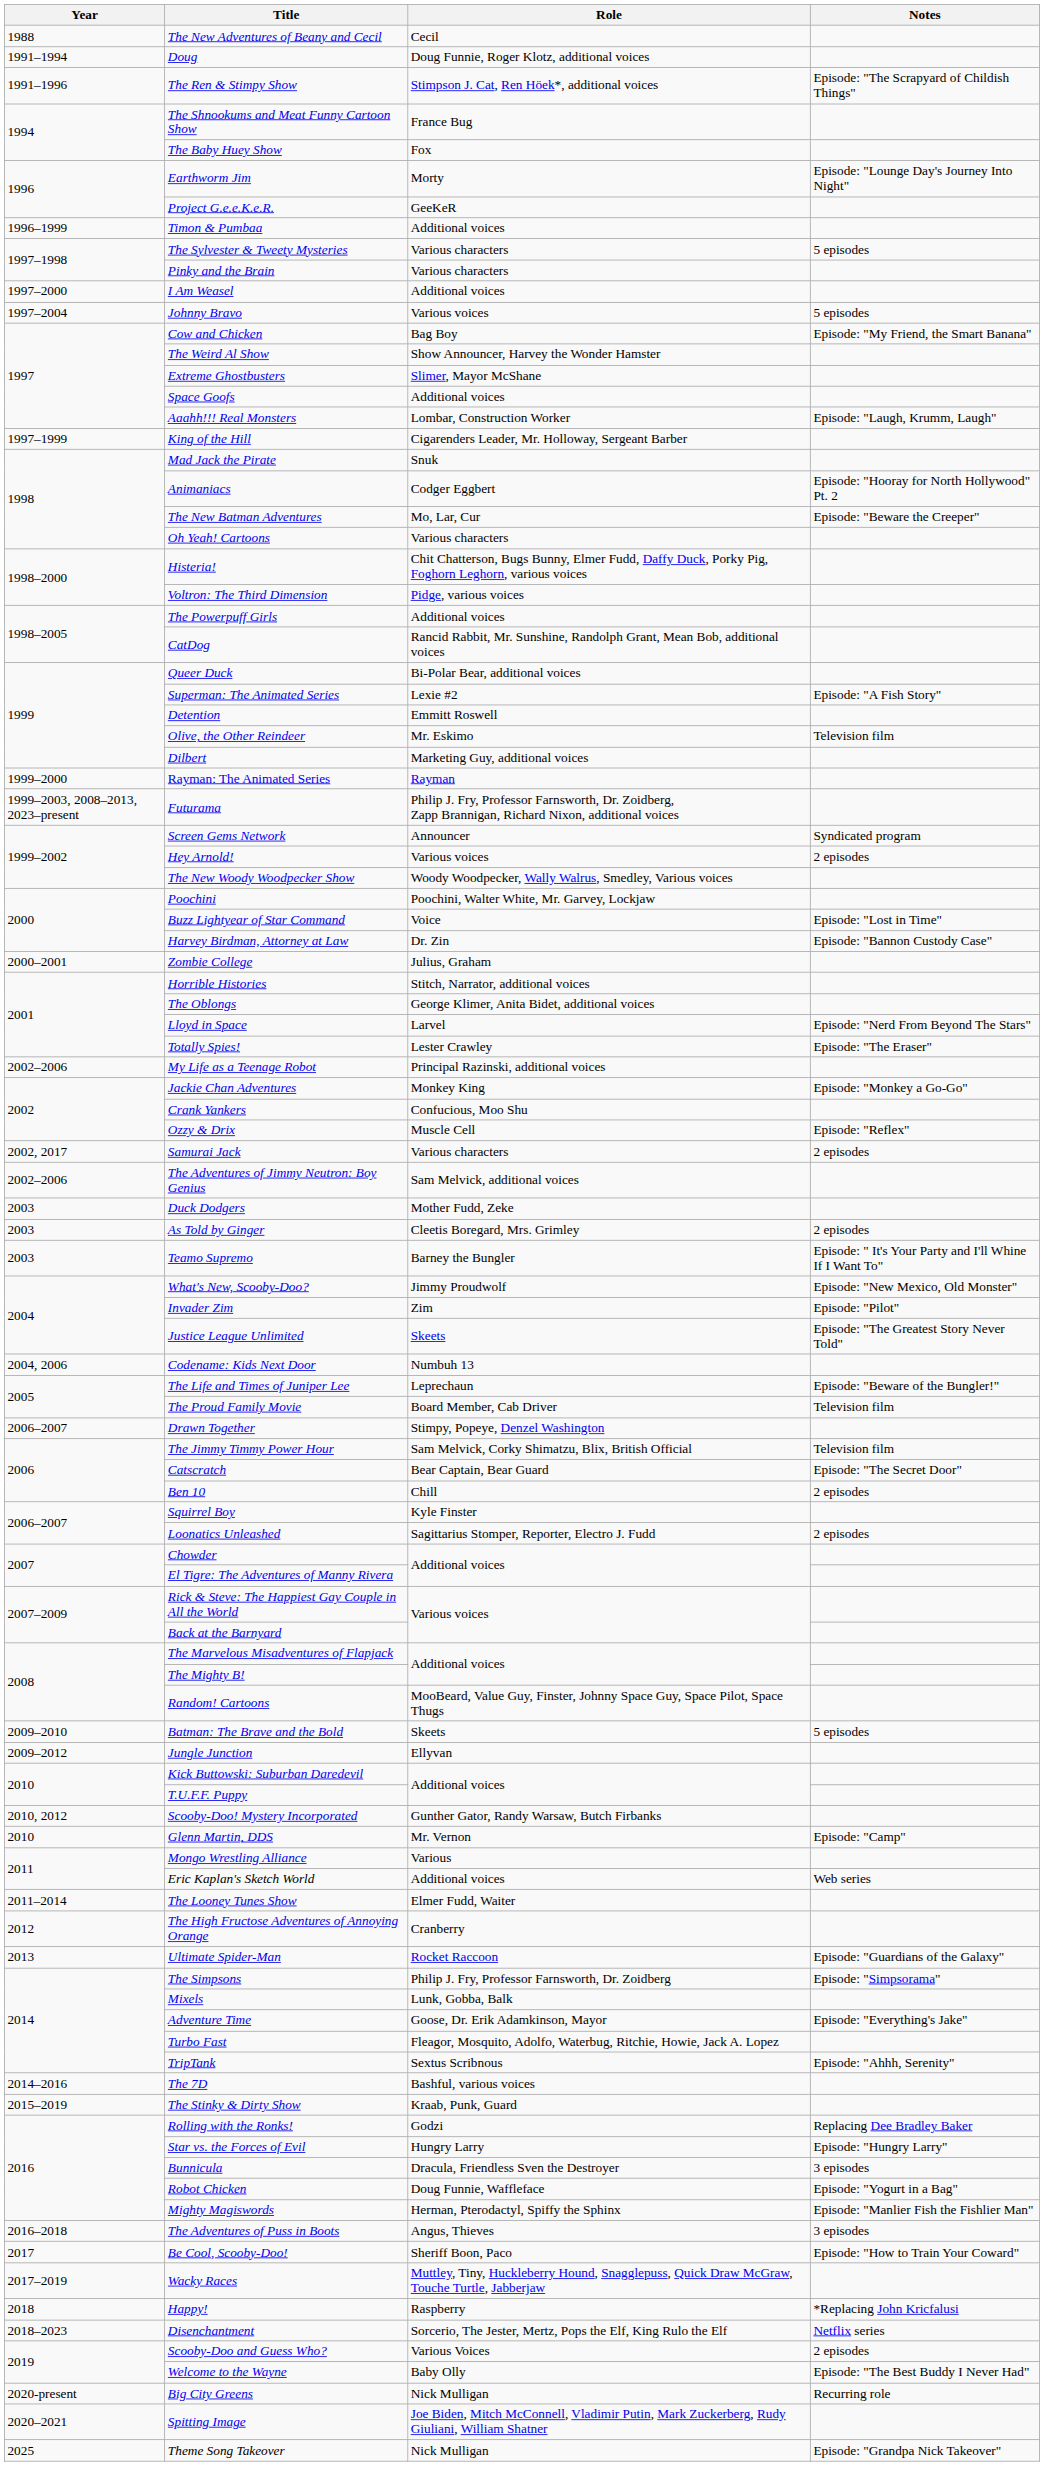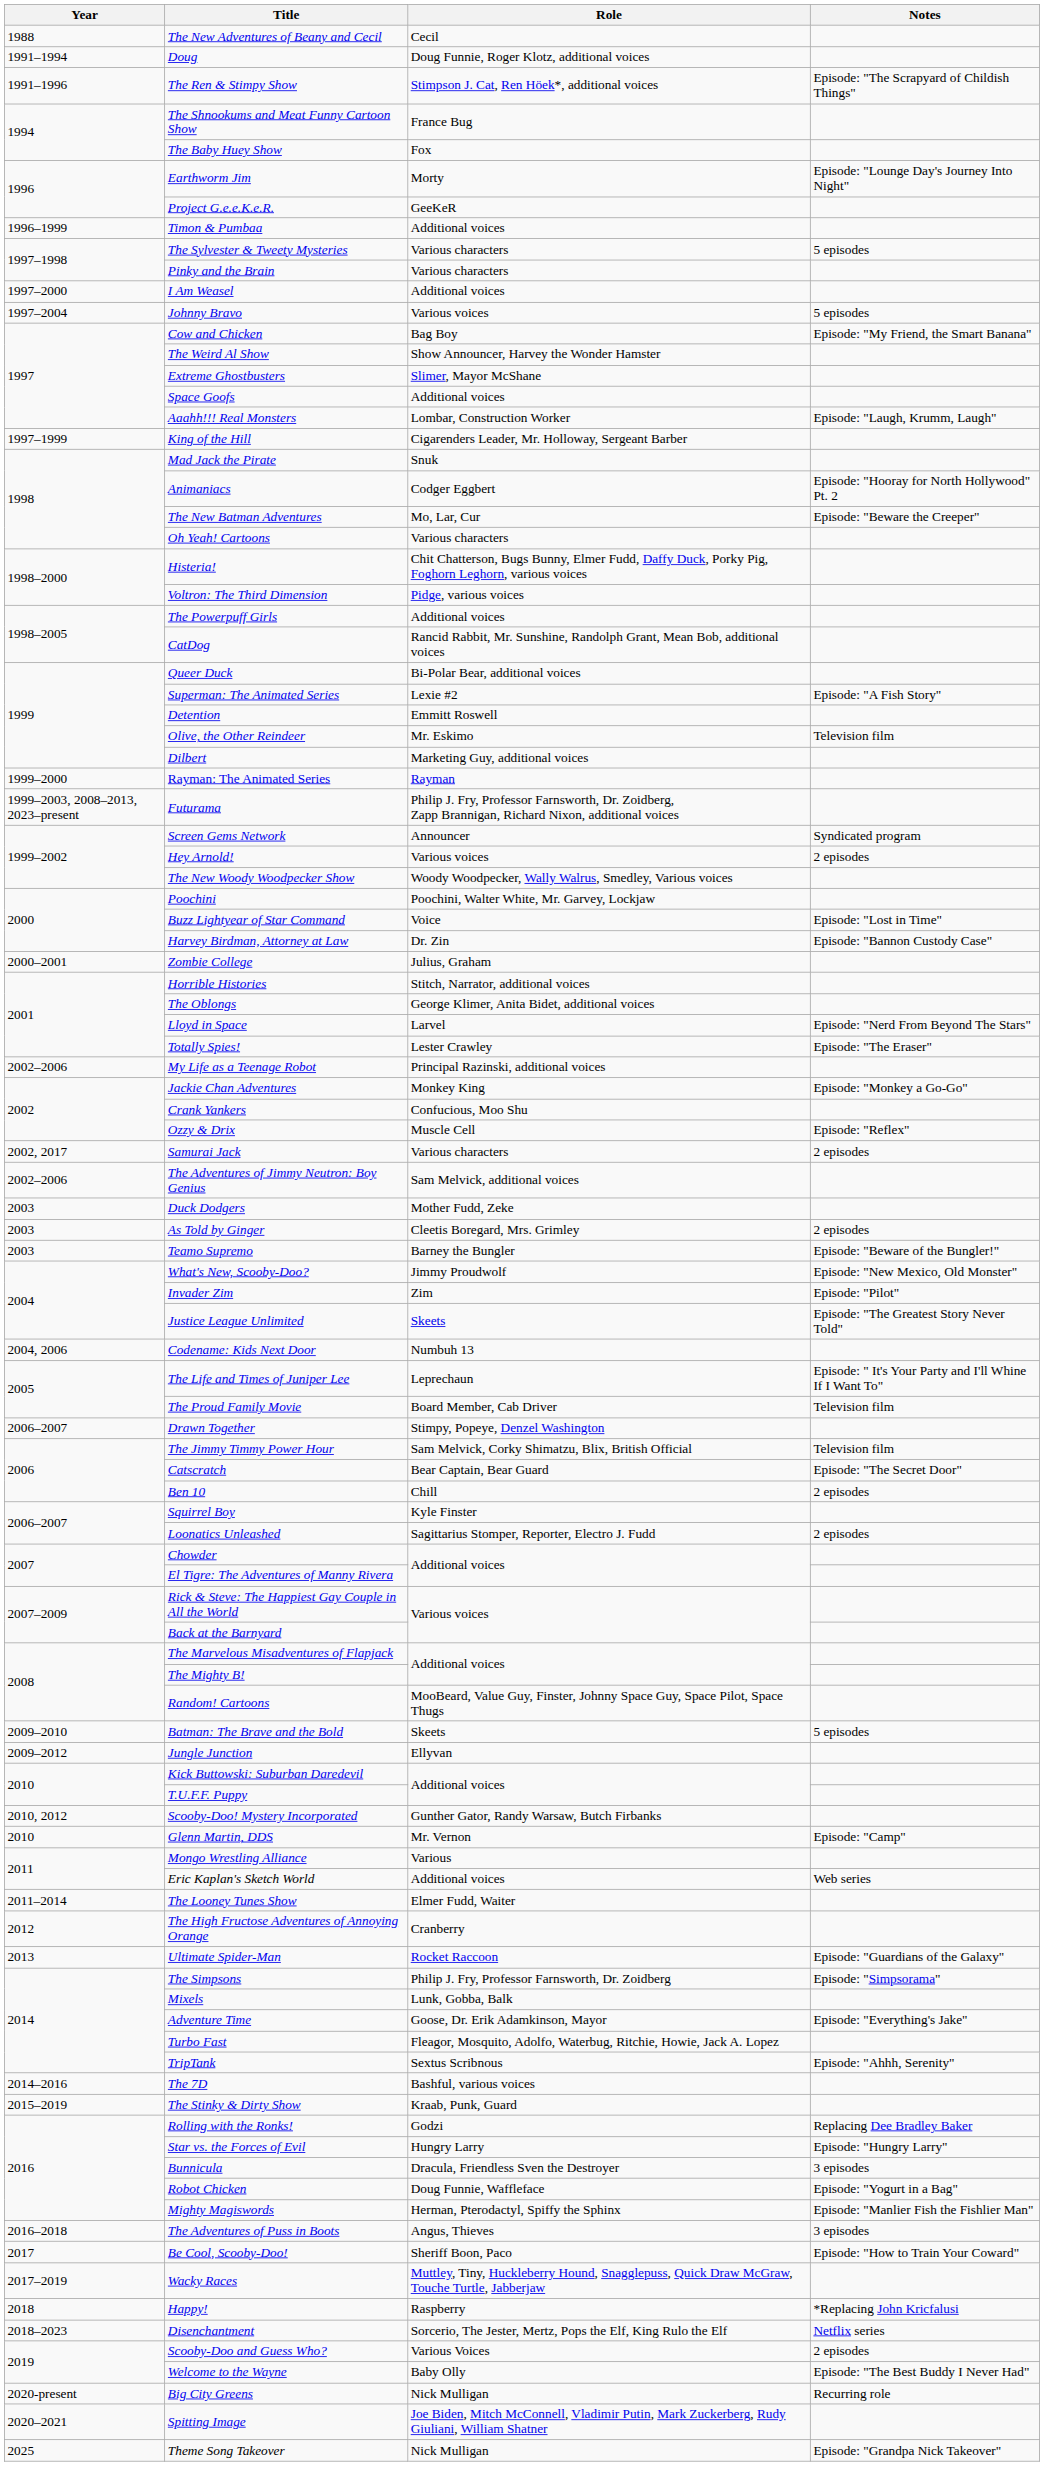(920, 1258) Episode: " It's Your Party and I'll Whine If I Want To" -> (906, 1250) Episode: "Beware of the Bungler!"
(906, 1385) Episode: "Beware of the Bungler!" -> (920, 1378) Episode: " It's Your Party and I'll Whine If I Want To"
